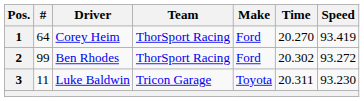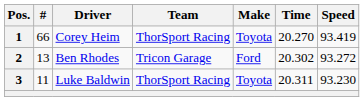(43, 37) 64 -> (43, 37) 66
(248, 37) Ford -> (254, 37) Toyota
(43, 58) 99 -> (43, 58) 13
(183, 58) ThorSport Racing -> (174, 58) Tricon Garage
(174, 80) Tricon Garage -> (183, 80) ThorSport Racing
